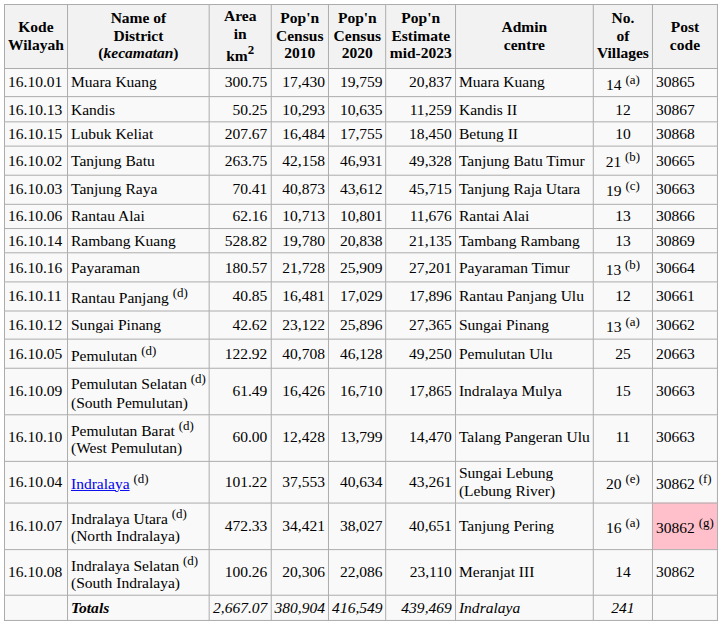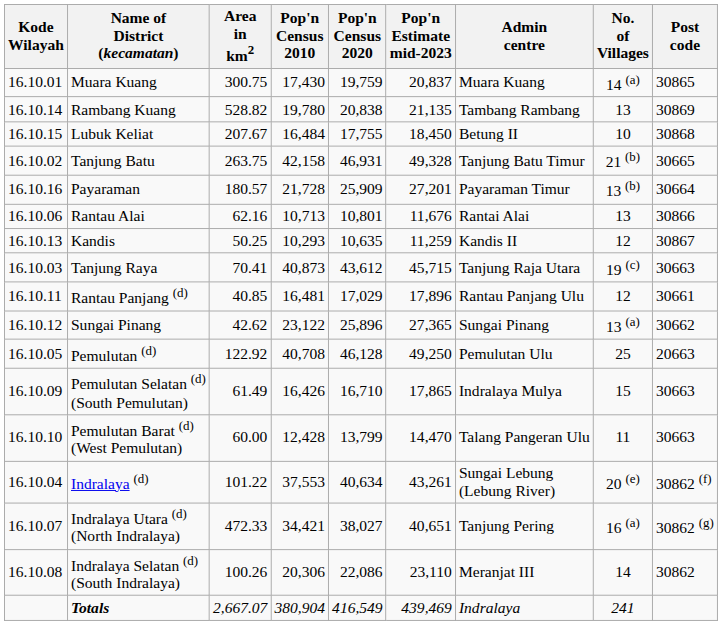rows swapped: (123, 240) <-> (93, 109)
rows swapped: (105, 267) <-> (114, 189)
(685, 526) pink background -> (685, 526) no background
